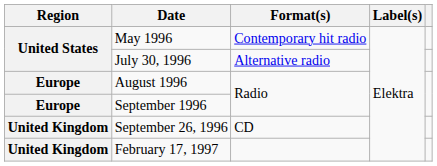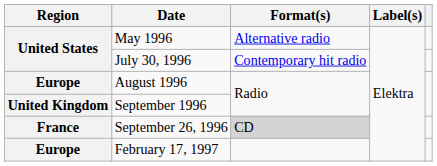(300, 37) Contemporary hit radio -> (282, 37) Alternative radio
(282, 60) Alternative radio -> (300, 60) Contemporary hit radio
(58, 104) Europe -> (58, 104) United Kingdom
(58, 127) United Kingdom -> (58, 127) France
(244, 127) no background -> (244, 127) lightgrey background
(58, 149) United Kingdom -> (58, 149) Europe
